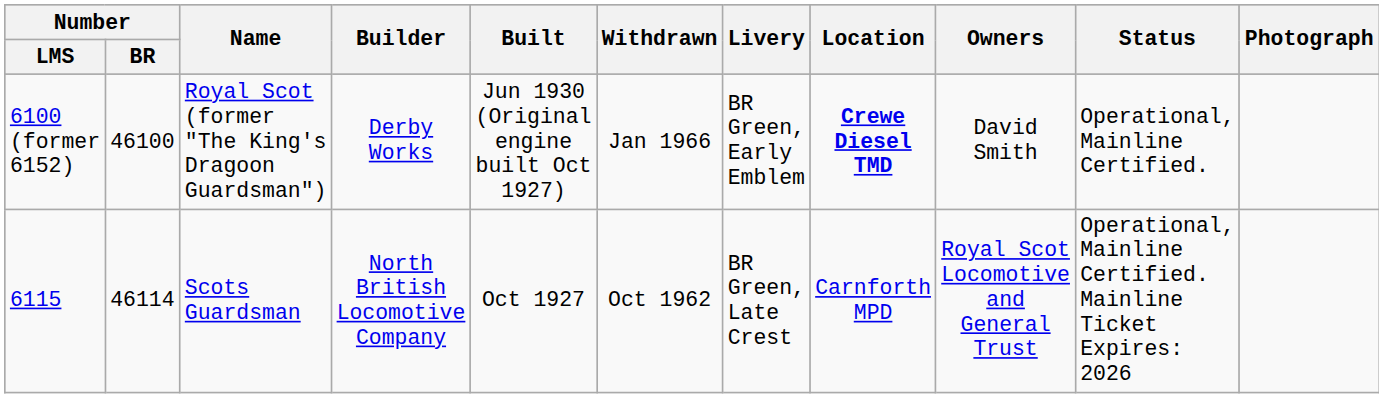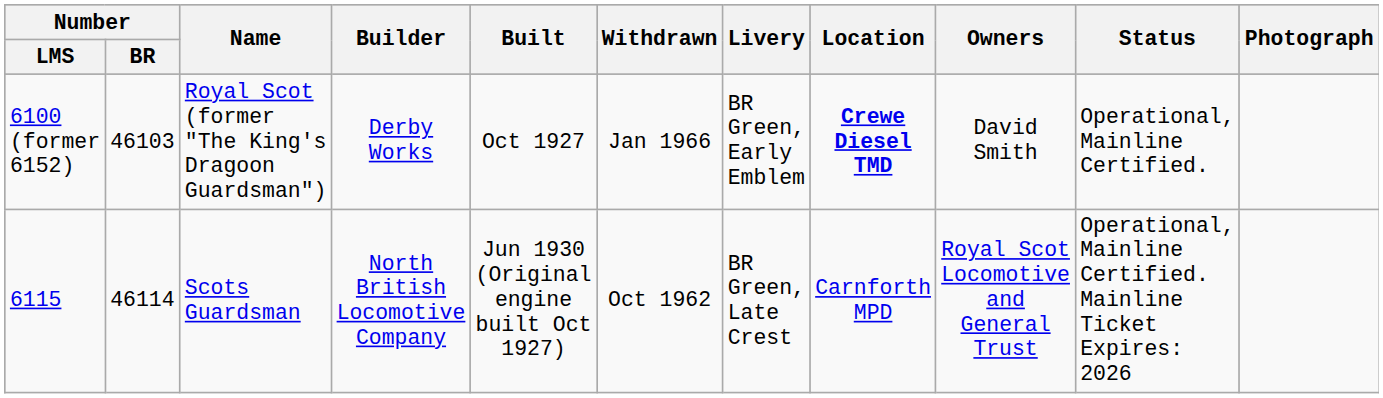(142, 142) 46100 -> (142, 142) 46103
(533, 142) Jun 1930 (Original engine built Oct 1927) -> (533, 142) Oct 1927
(533, 300) Oct 1927 -> (533, 300) Jun 1930 (Original engine built Oct 1927)
